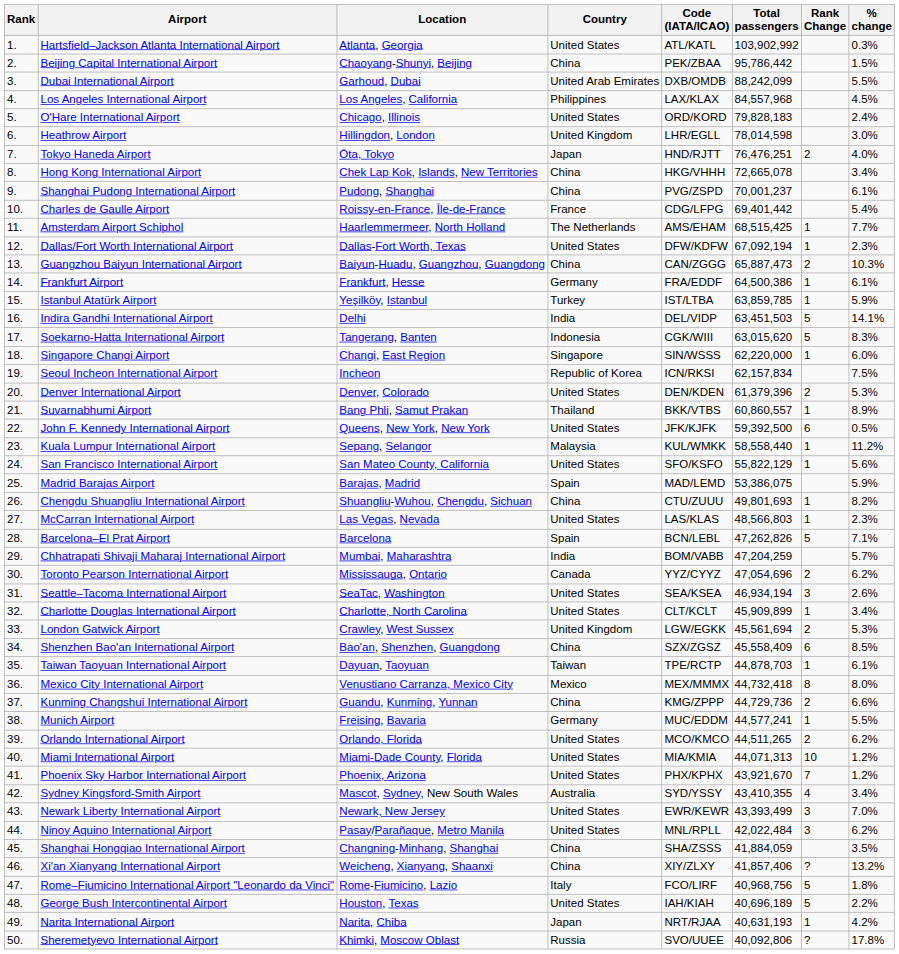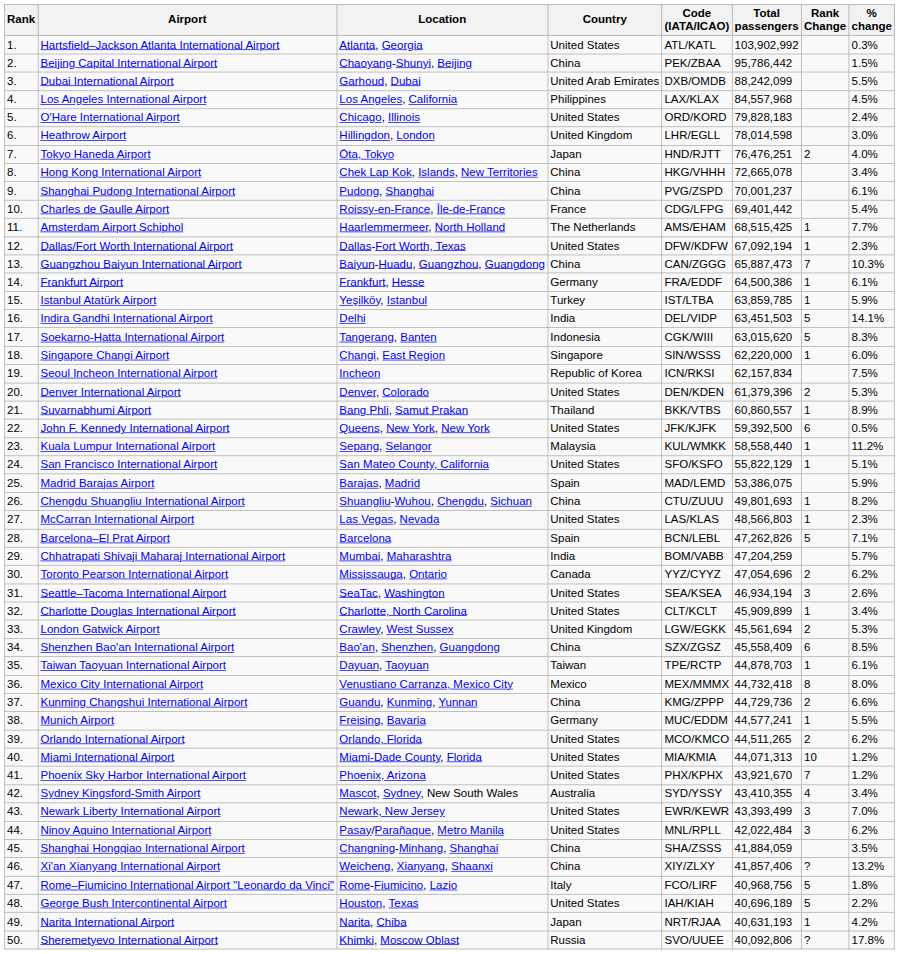(807, 264) 2 -> (807, 264) 7
(865, 465) 5.6% -> (865, 465) 5.1%
